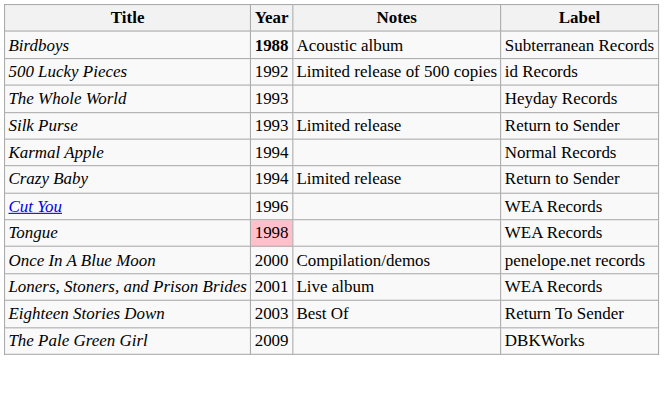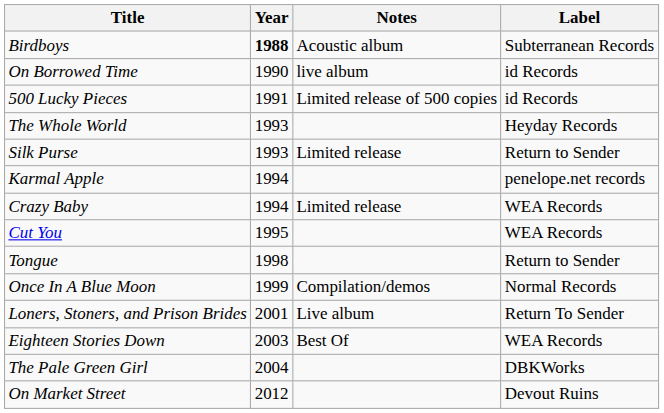+ row: (73, 71)
(272, 71) 1992 -> (272, 98) 1991
(561, 152) Normal Records -> (575, 179) penelope.net records
(562, 179) Return to Sender -> (554, 206) WEA Records
(272, 206) 1996 -> (272, 233) 1995
(272, 233) pink background -> (272, 260) no background
(554, 233) WEA Records -> (562, 260) Return to Sender
(272, 260) 2000 -> (272, 286) 1999
(575, 260) penelope.net records -> (561, 286) Normal Records
(554, 286) WEA Records -> (564, 313) Return To Sender
(564, 313) Return To Sender -> (554, 340) WEA Records
(272, 340) 2009 -> (272, 367) 2004
+ row: (67, 394)
